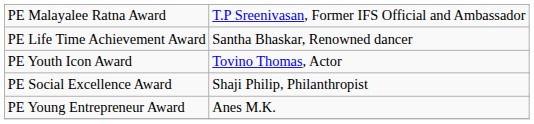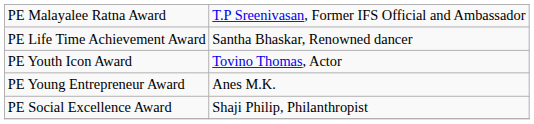rows swapped: (90, 84) <-> (96, 107)
